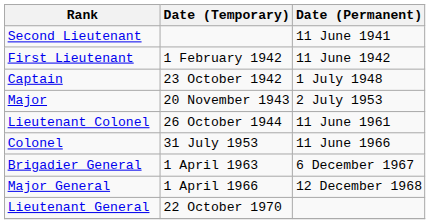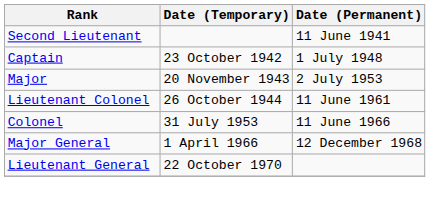- row: (71, 58)
- row: (75, 165)
